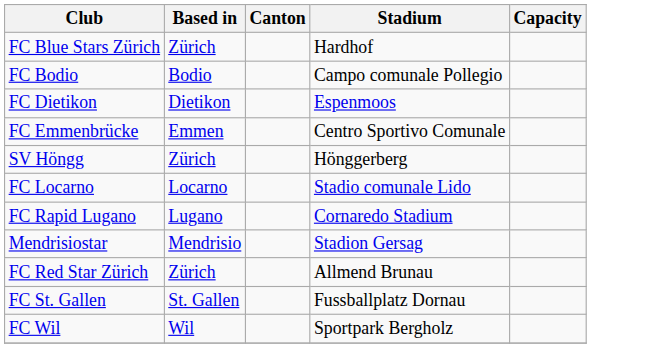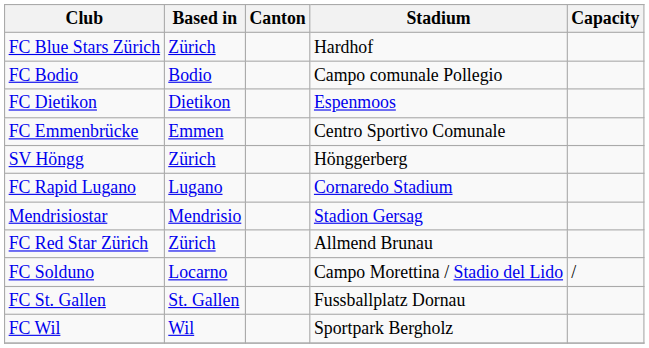- row: (51, 187)
+ row: (51, 272)
